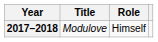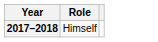- column: (85, 12)
